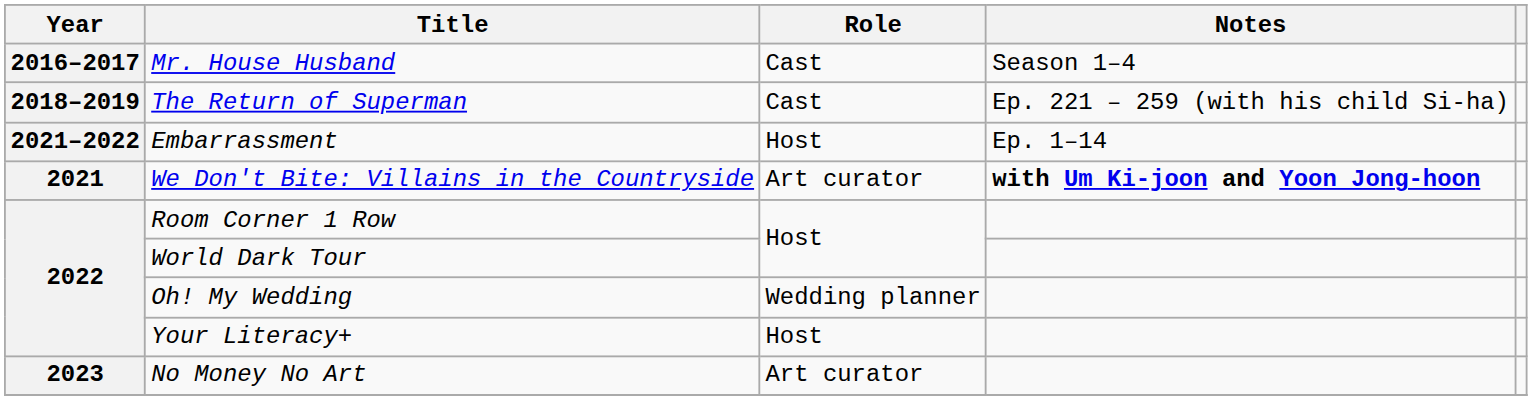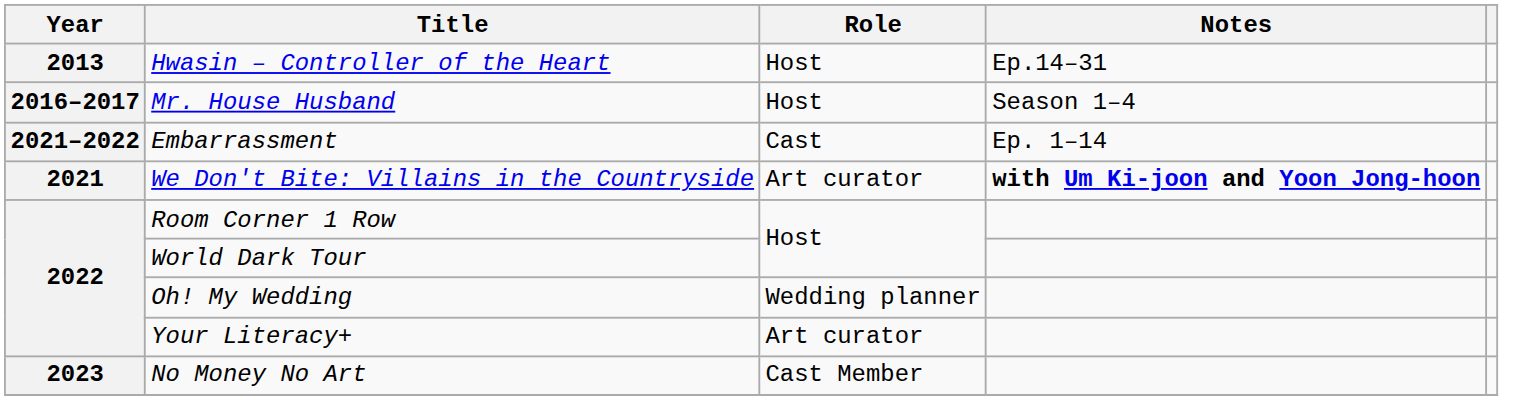+ row: (381, 63)
(794, 63) Cast -> (794, 102) Host
- row: (309, 102)
(794, 141) Host -> (794, 141) Cast
(794, 336) Host -> (844, 336) Art curator
(844, 375) Art curator -> (844, 375) Cast Member
